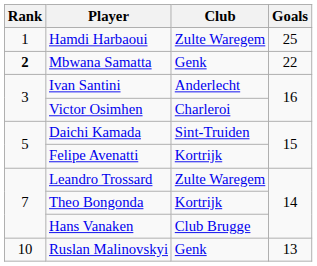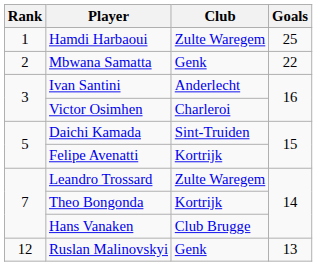(25, 62) bold -> (25, 62) normal
(25, 249) 10 -> (25, 249) 12
